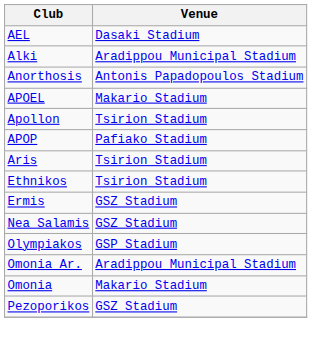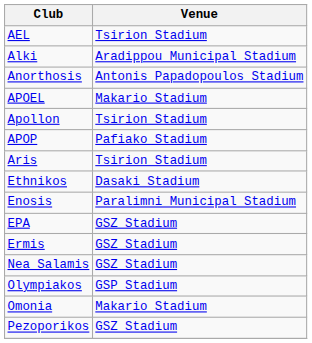(147, 35) Dasaki Stadium -> (151, 35) Tsirion Stadium
(151, 181) Tsirion Stadium -> (147, 181) Dasaki Stadium
+ row: (30, 202)
+ row: (19, 223)
- row: (45, 265)
